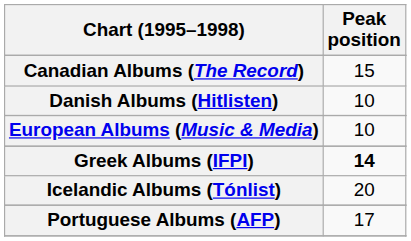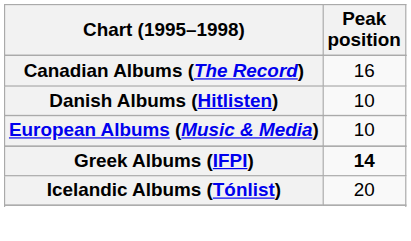(364, 70) 15 -> (364, 70) 16
- row: (164, 220)
